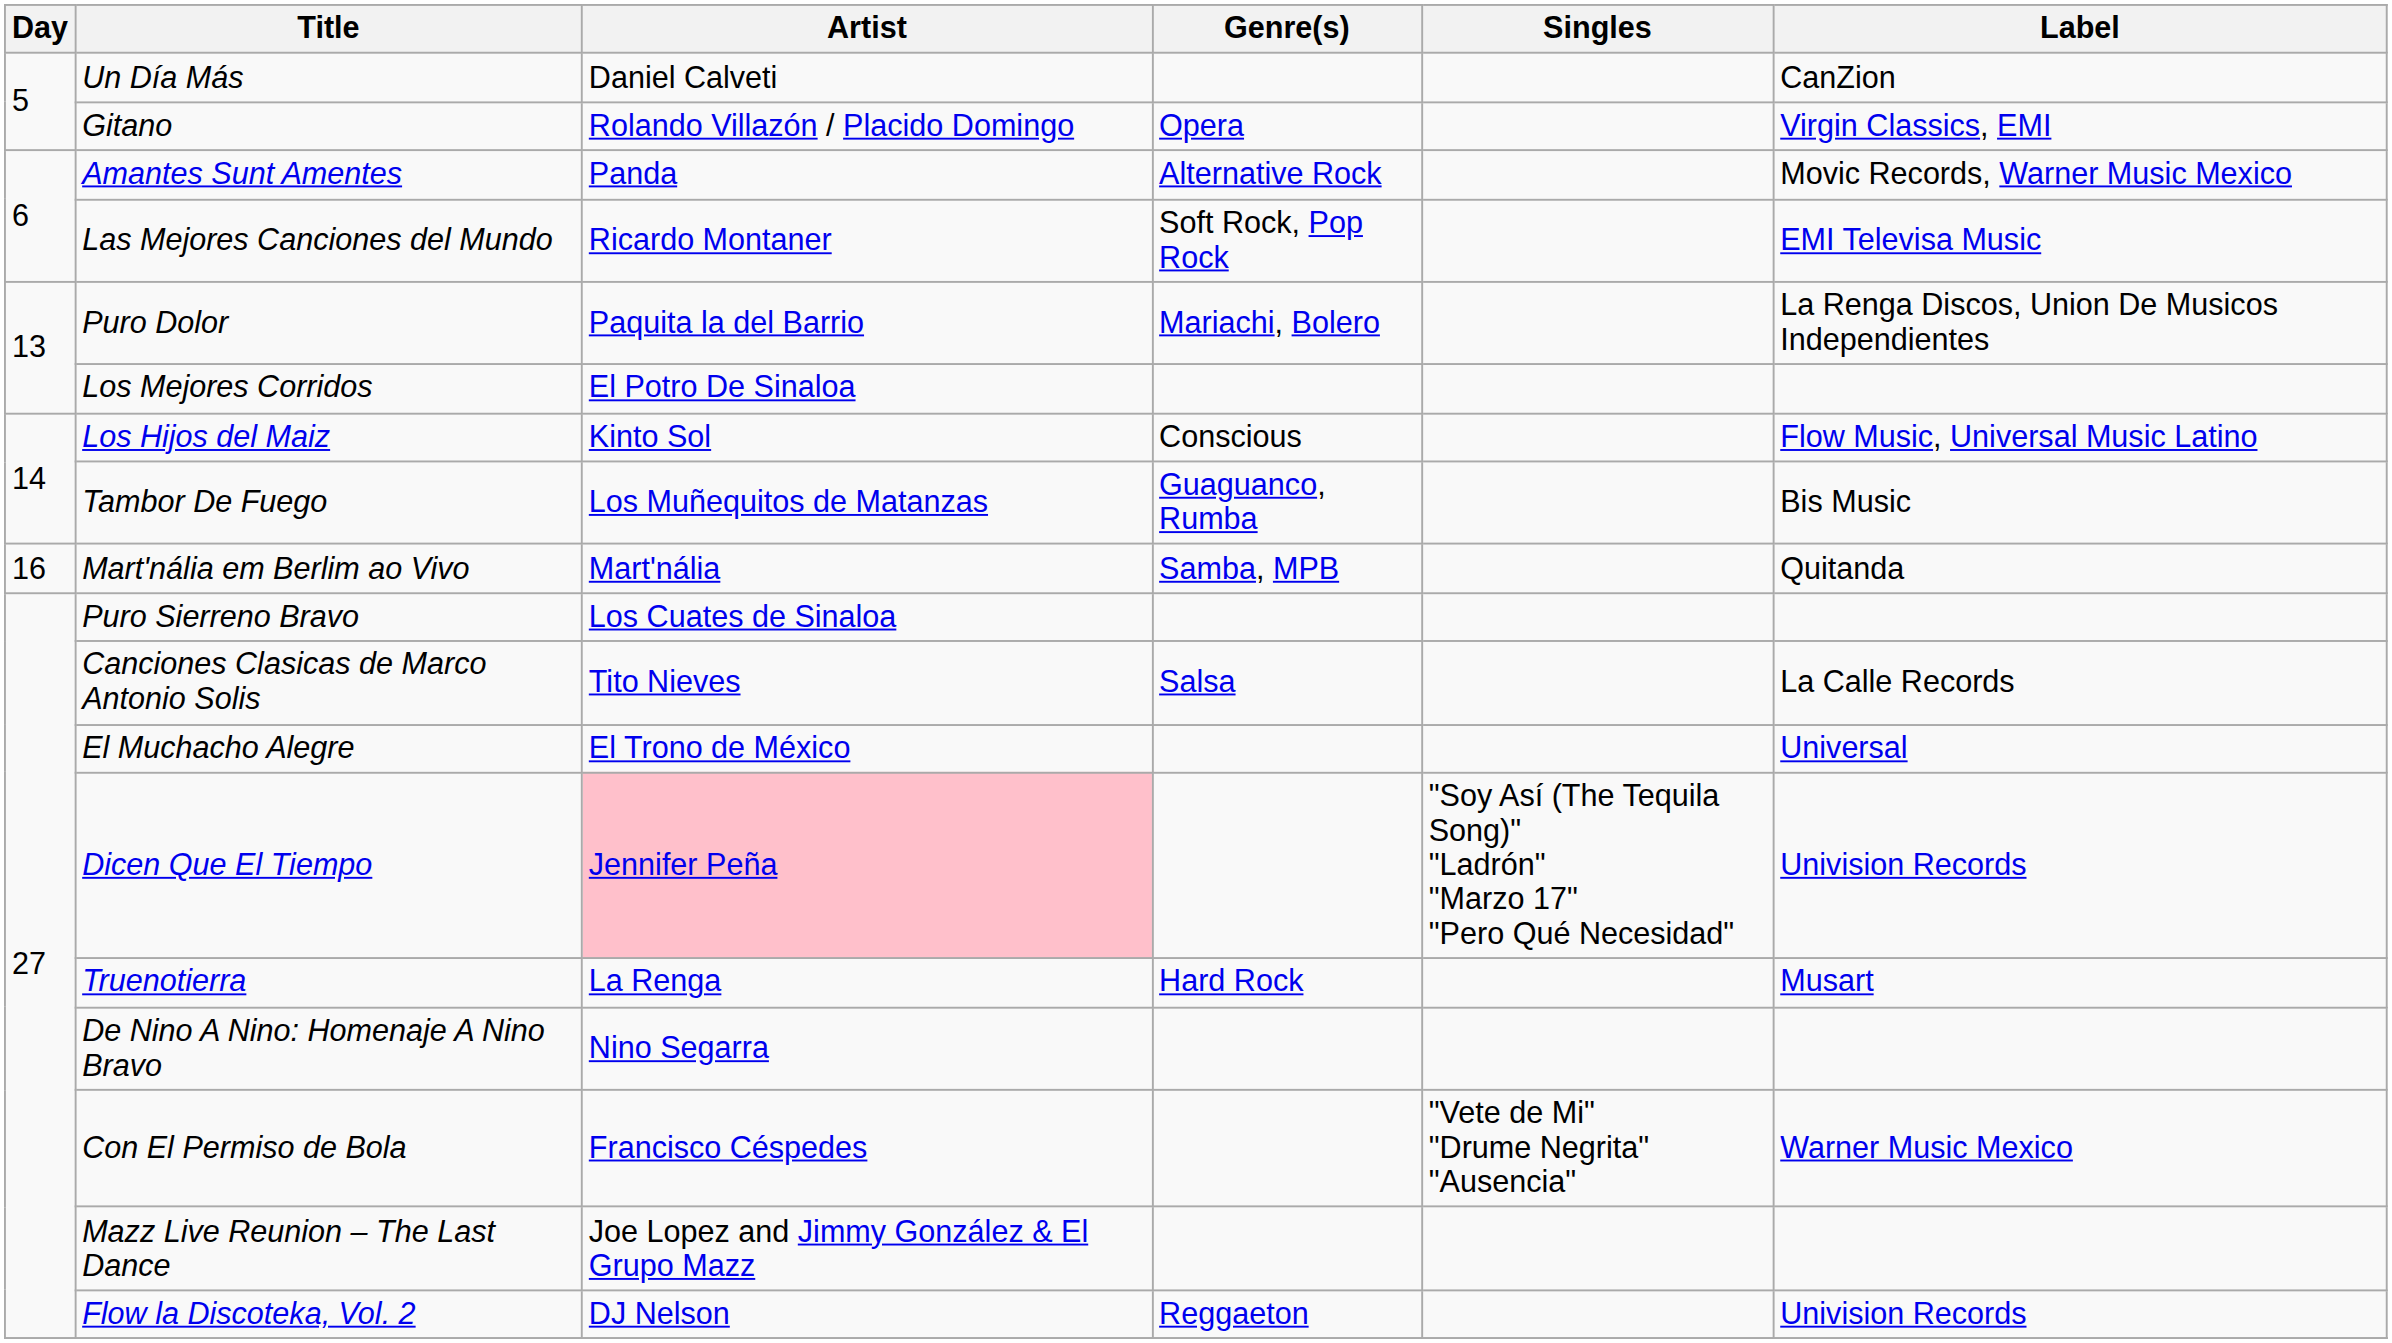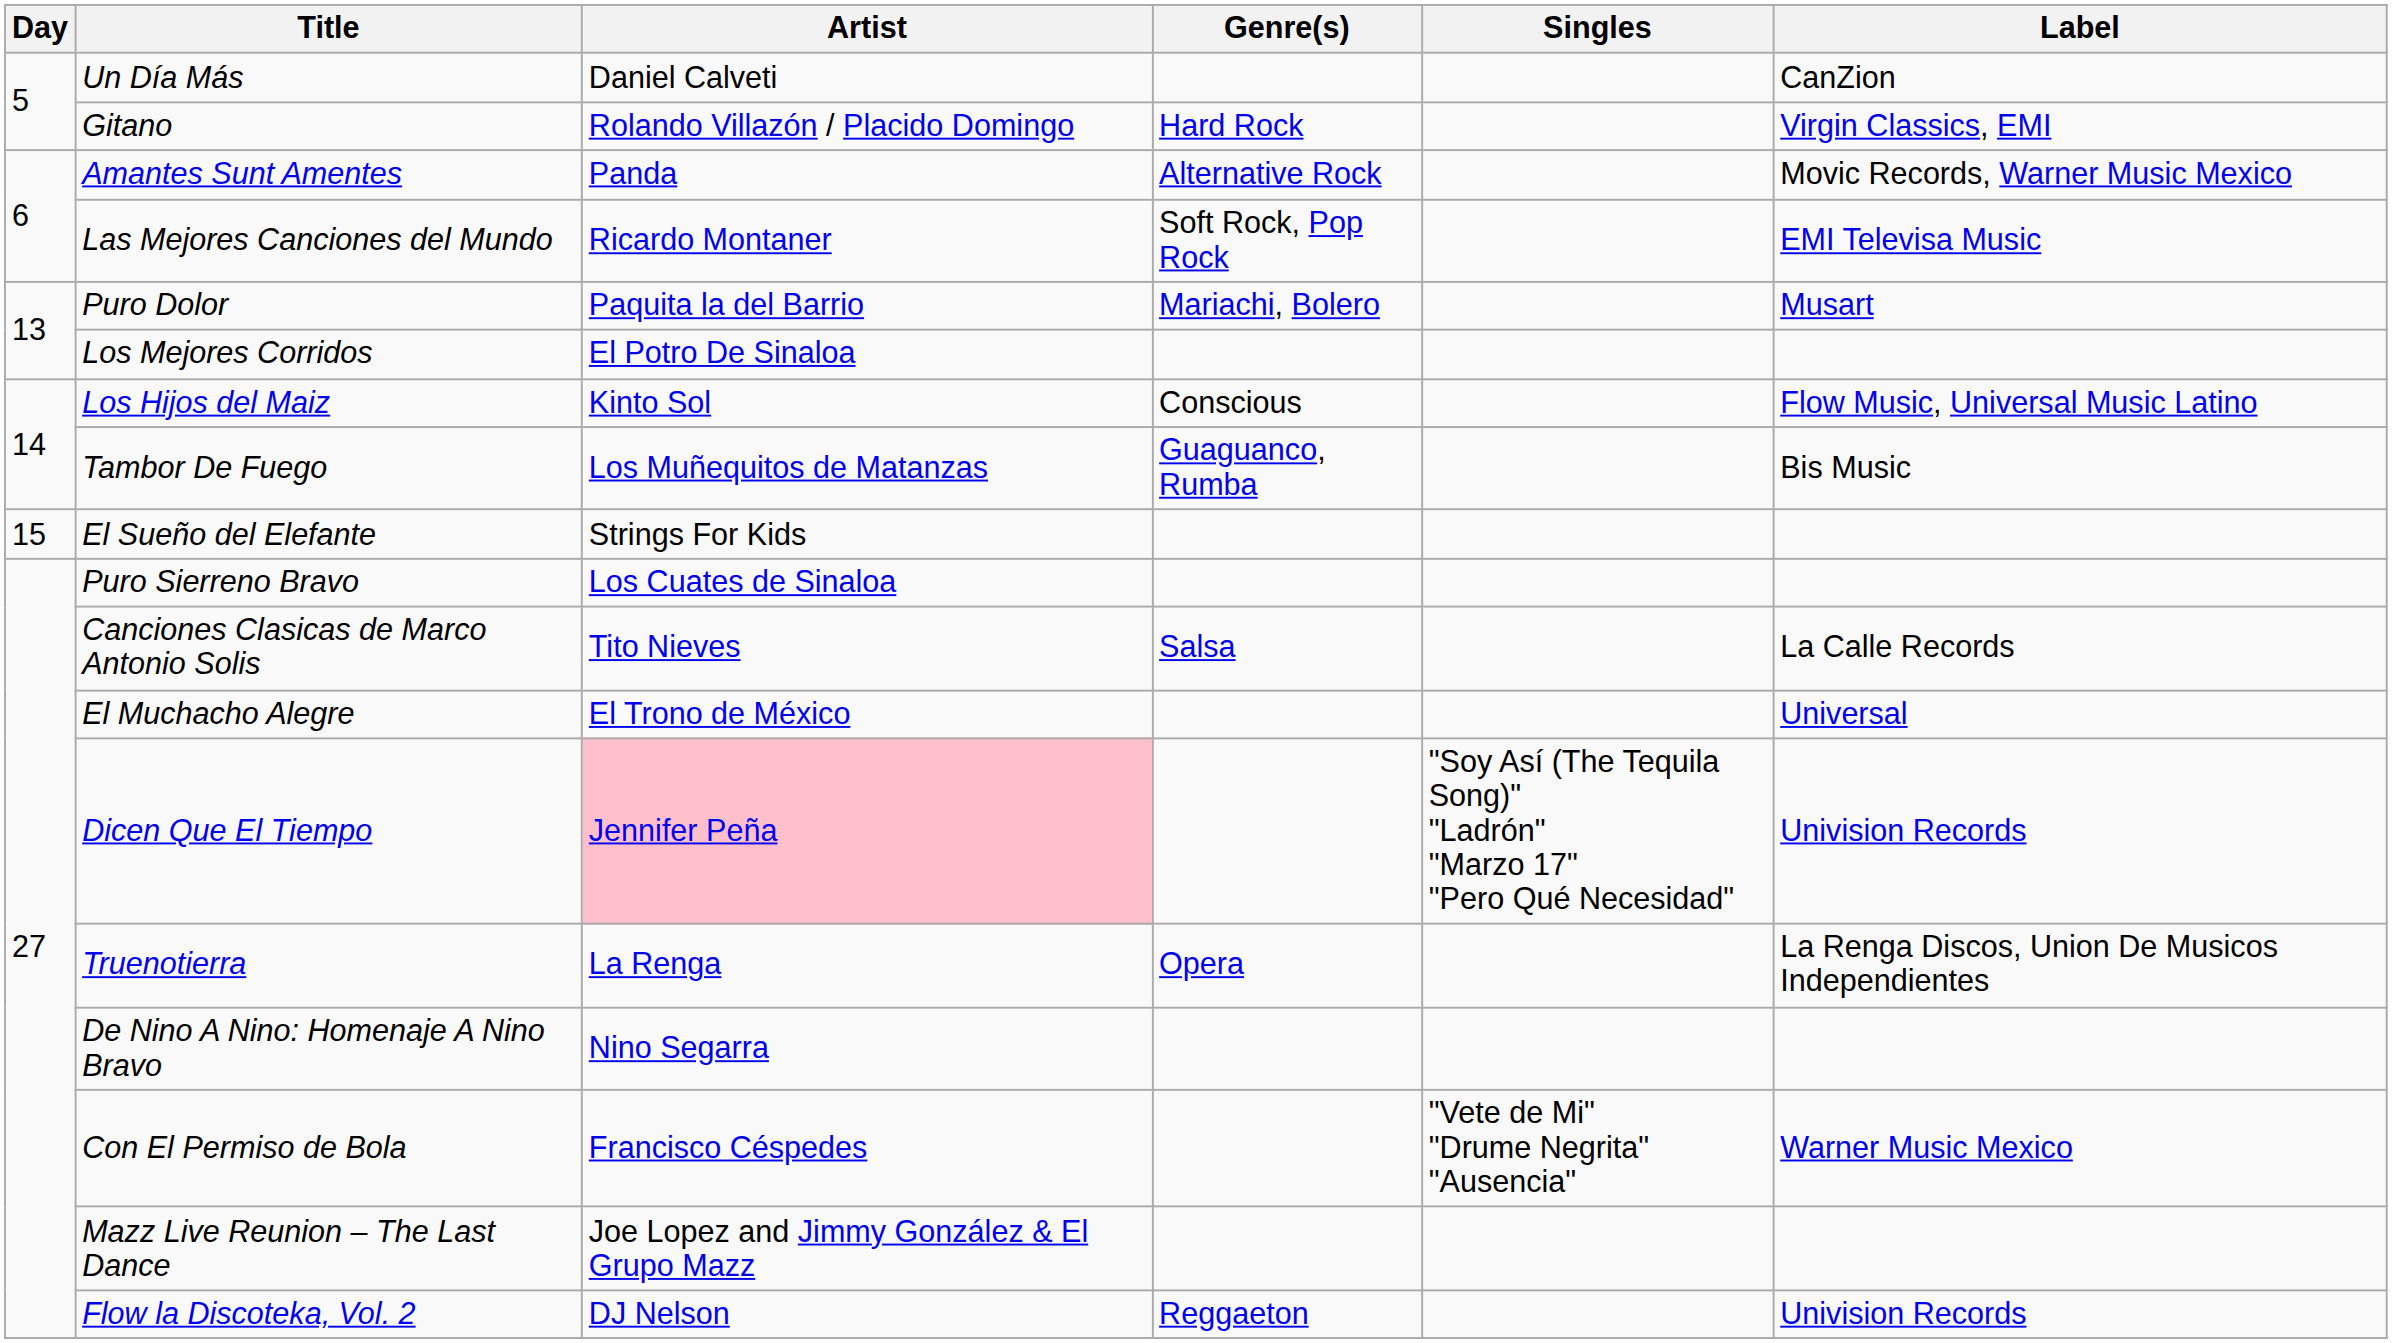(1202, 125) Opera -> (1231, 125) Hard Rock
(2029, 322) La Renga Discos, Union De Musicos Independientes -> (1827, 305) Musart
+ row: (229, 533)
- row: (276, 568)
(1231, 982) Hard Rock -> (1202, 965) Opera
(1827, 982) Musart -> (2029, 965) La Renga Discos, Union De Musicos Independientes
